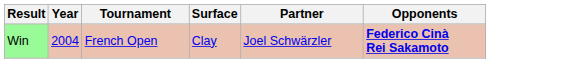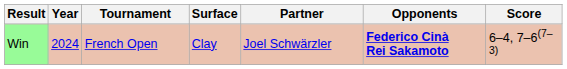+ column: (524, 14)
(65, 41) 2004 -> (65, 44) 2024
